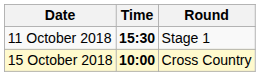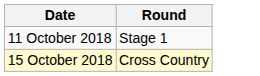- column: (137, 15)
